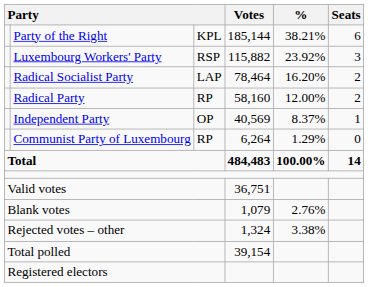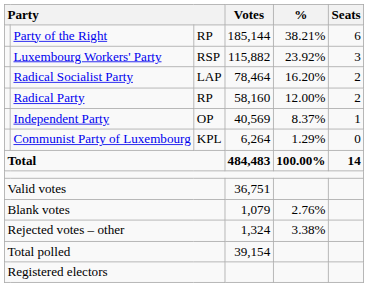(209, 35) KPL -> (205, 35) RP
(205, 139) RP -> (209, 139) KPL
